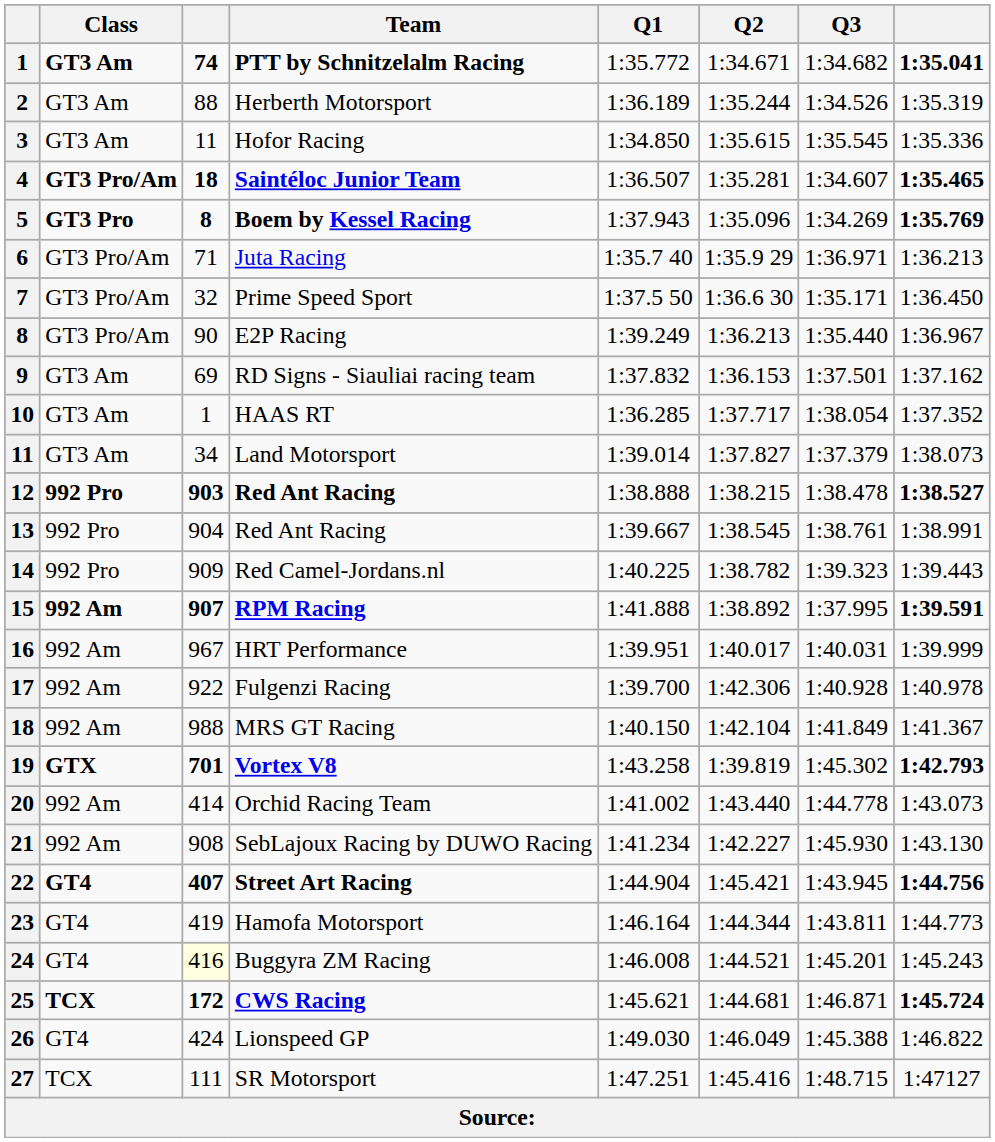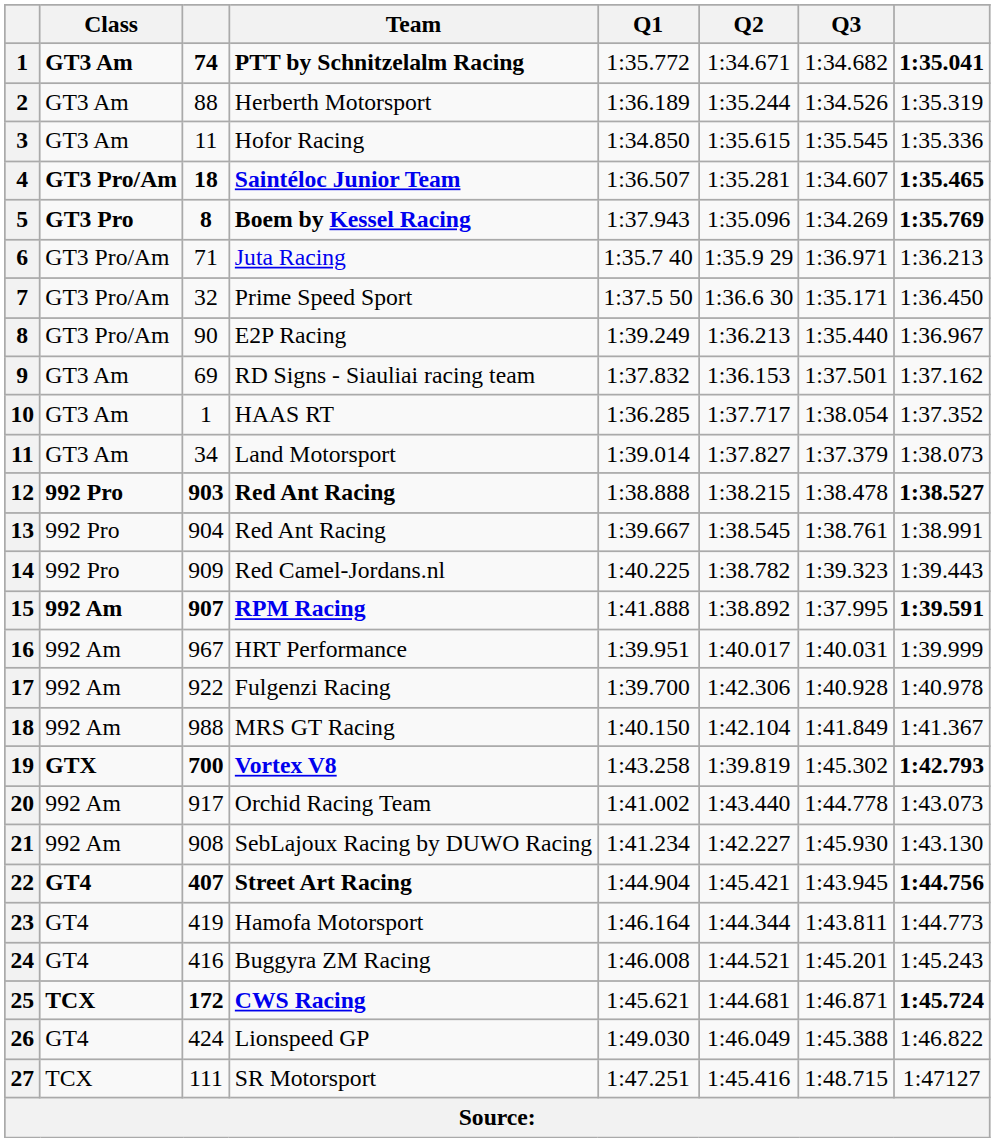(206, 765) 701 -> (206, 765) 700
(206, 804) 414 -> (206, 804) 917
(206, 960) lightyellow background -> (206, 960) no background
